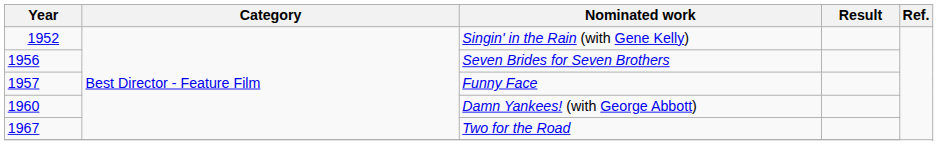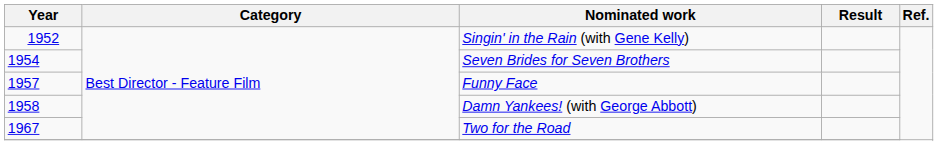(24, 60) 1956 -> (24, 60) 1954
(24, 106) 1960 -> (24, 106) 1958
